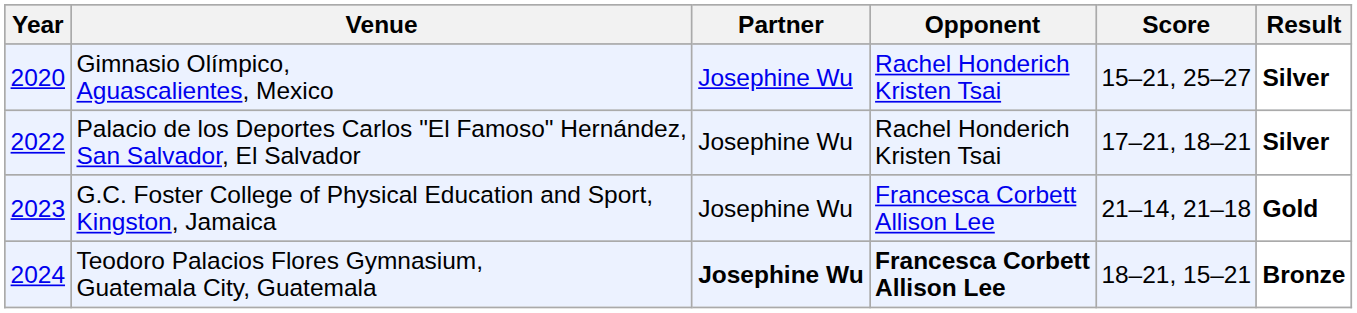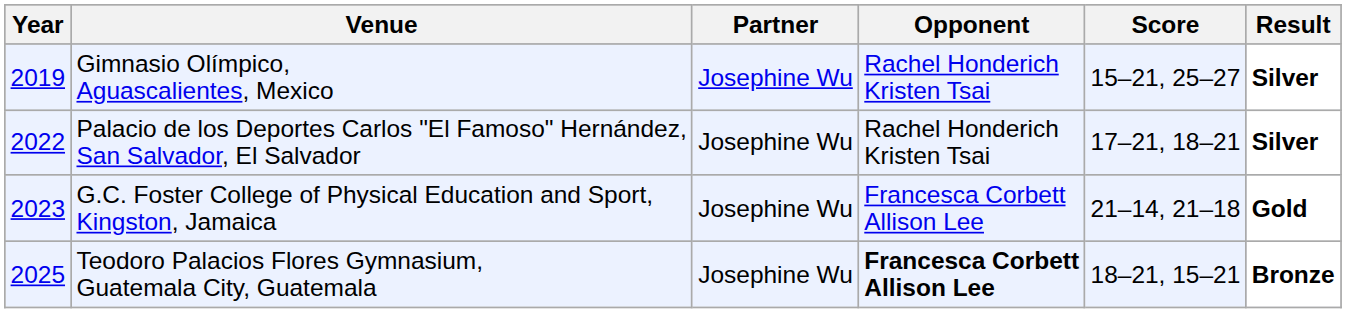(38, 77) 2020 -> (38, 77) 2019
(38, 274) 2024 -> (38, 274) 2025
(781, 274) bold -> (776, 274) normal
